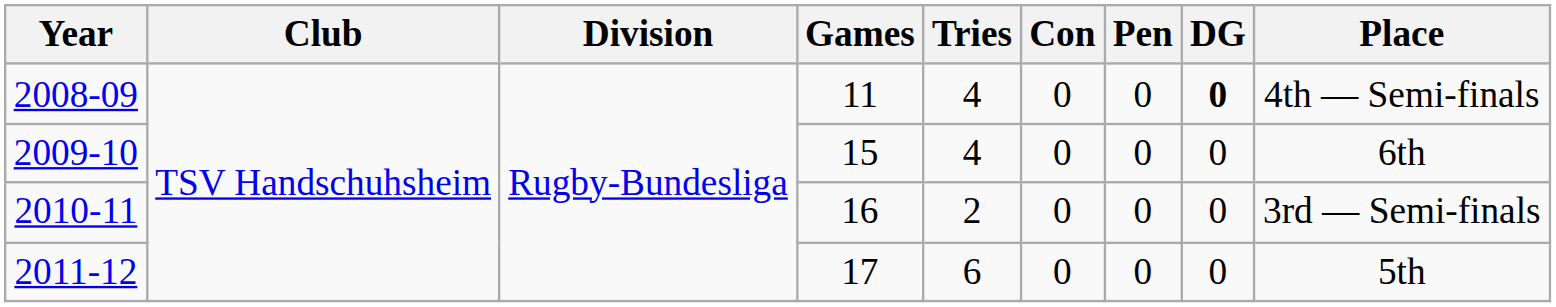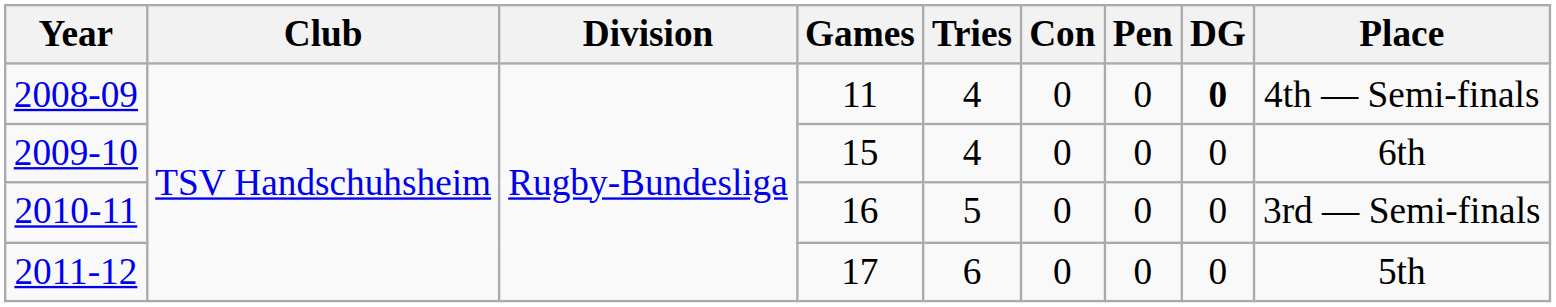(972, 211) 2 -> (972, 211) 5
